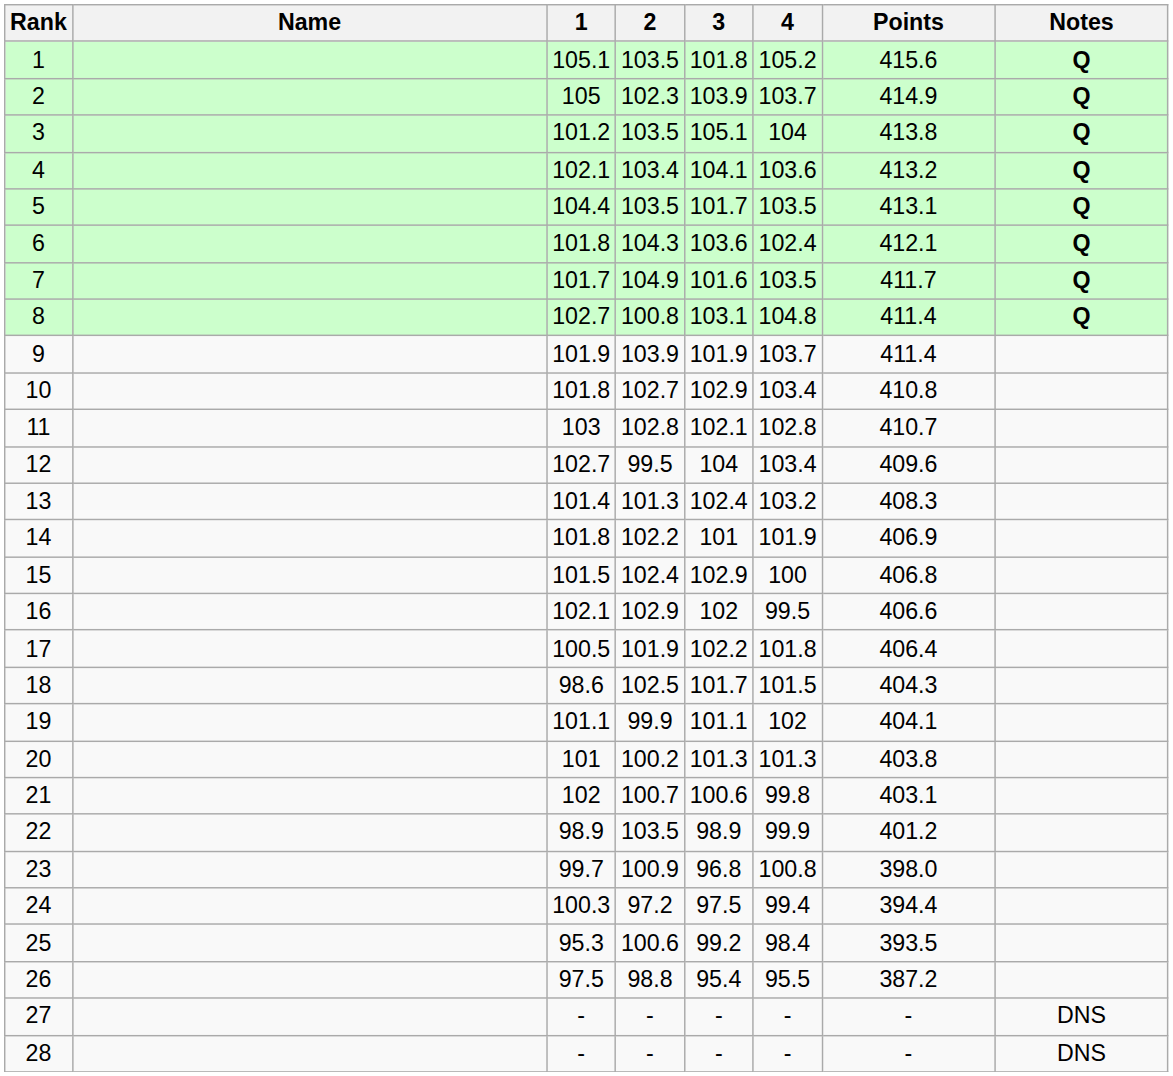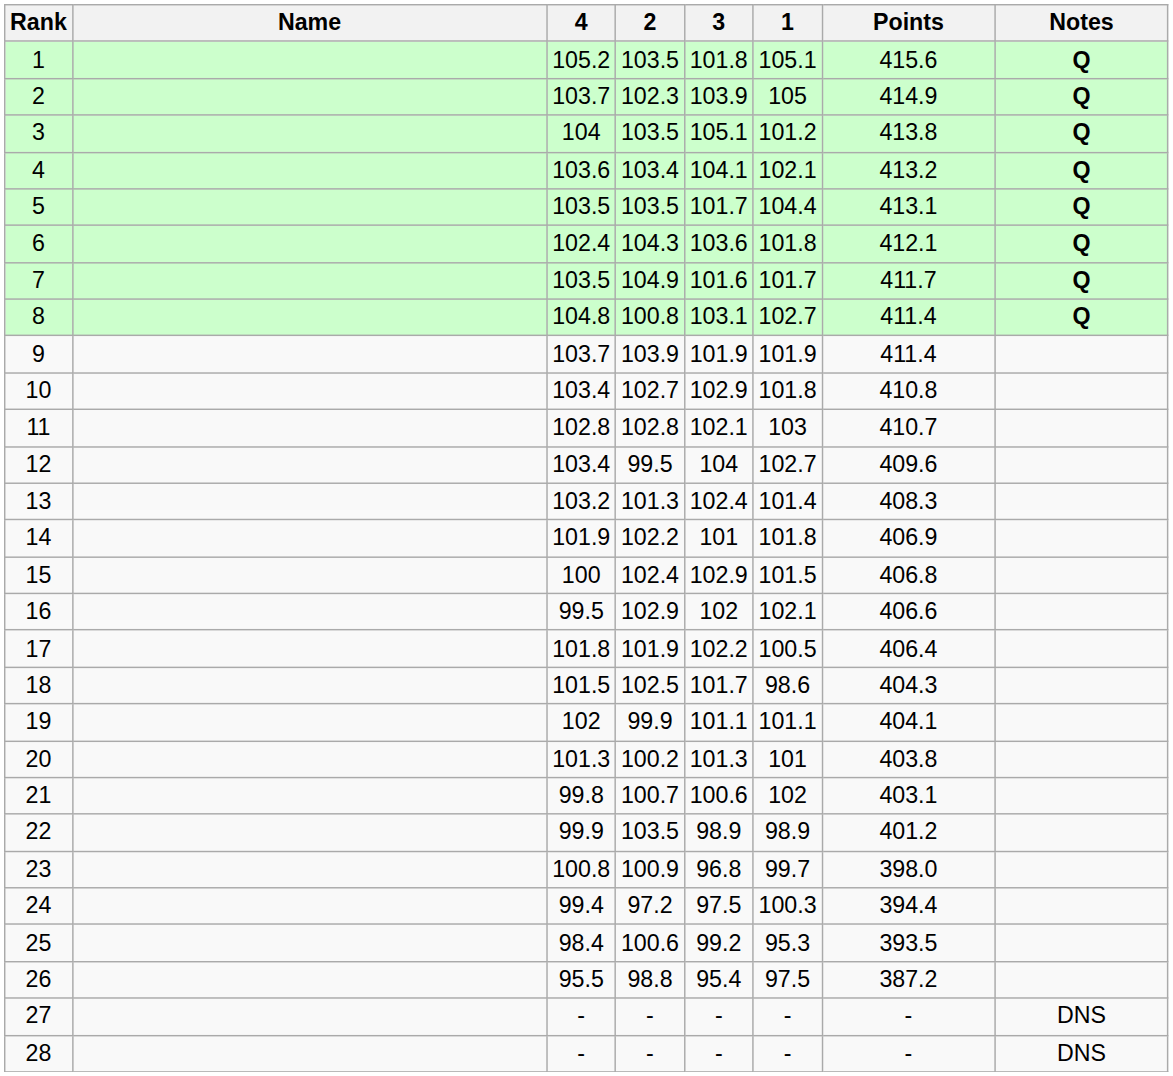columns swapped: (581, 22) <-> (787, 22)
